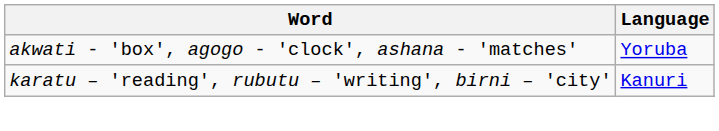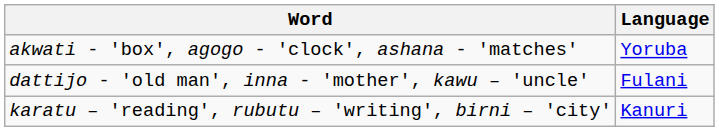+ row: (299, 80)
